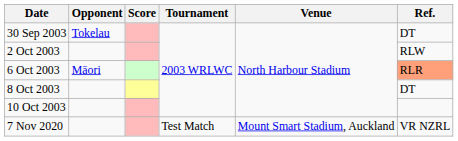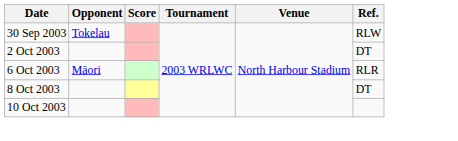(408, 32) DT -> (368, 32) RLW
(413, 51) RLW -> (364, 51) DT
(411, 70) lightsalmon background -> (367, 70) no background
- row: (35, 126)
